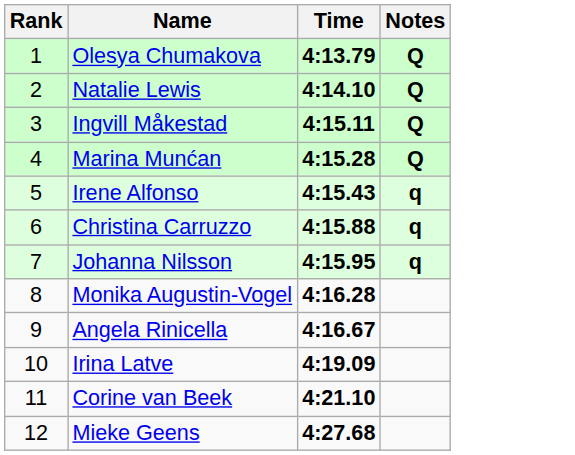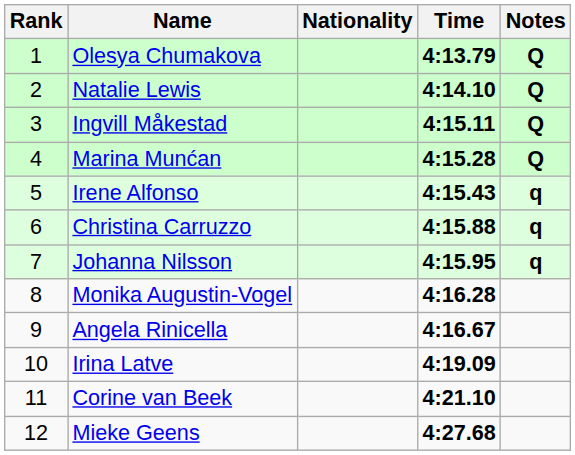+ column: (357, 21)
